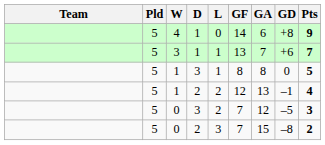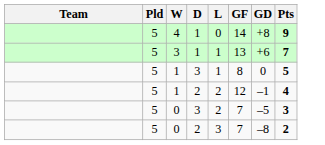- column: (263, 14)
